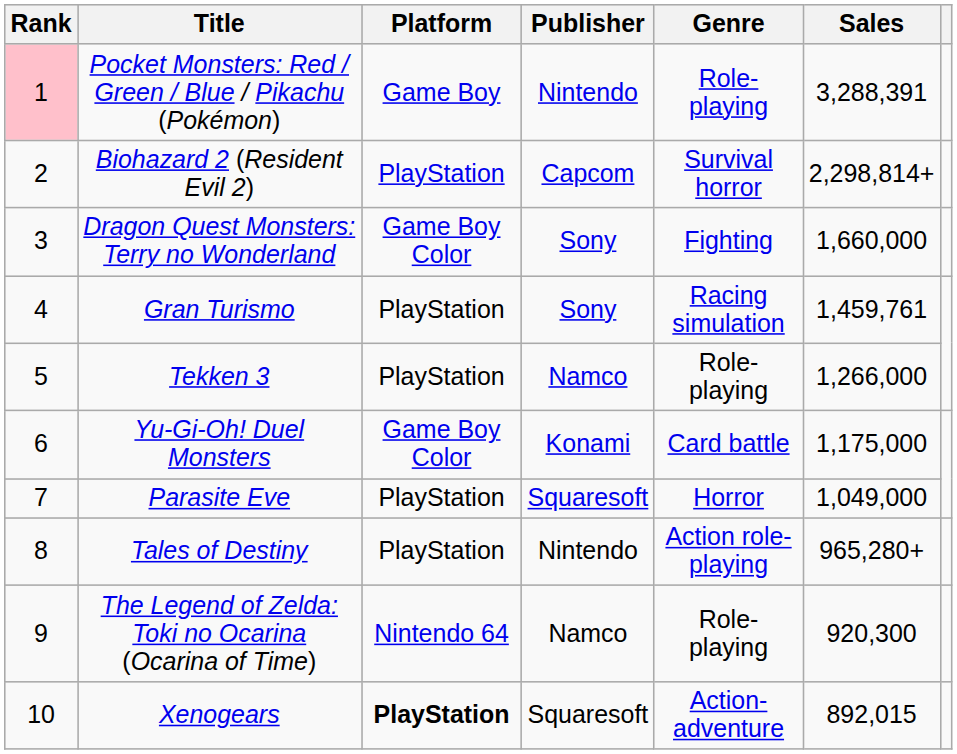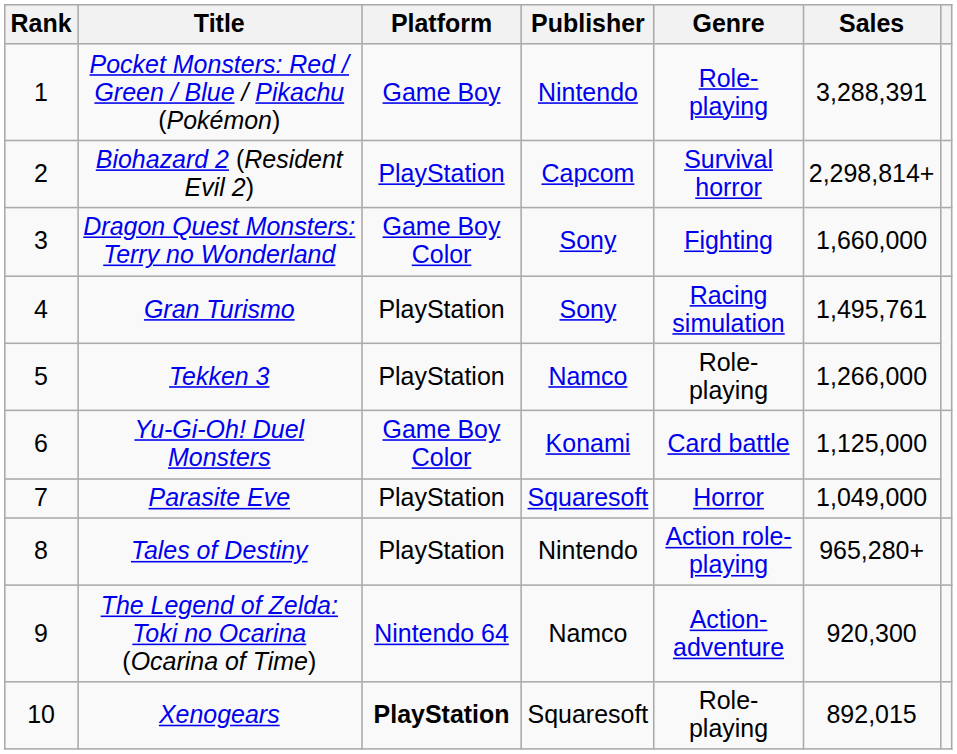(41, 91) pink background -> (41, 91) no background
(872, 308) 1,459,761 -> (872, 308) 1,495,761
(872, 444) 1,175,000 -> (872, 444) 1,125,000
(729, 633) Role-playing -> (729, 633) Action-adventure
(729, 714) Action-adventure -> (729, 714) Role-playing
